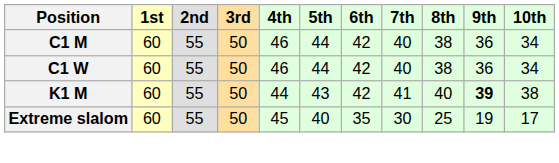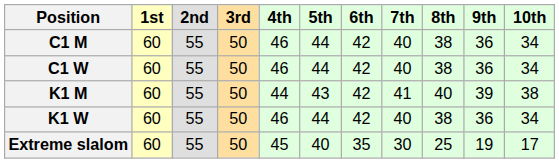(484, 93) bold -> (484, 93) normal
+ row: (68, 119)
